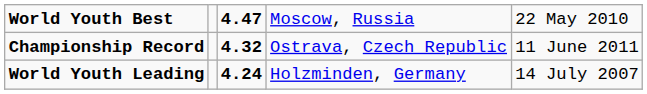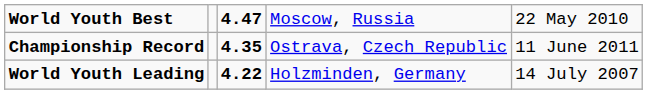(241, 47) 4.32 -> (241, 47) 4.35
(241, 75) 4.24 -> (241, 75) 4.22
